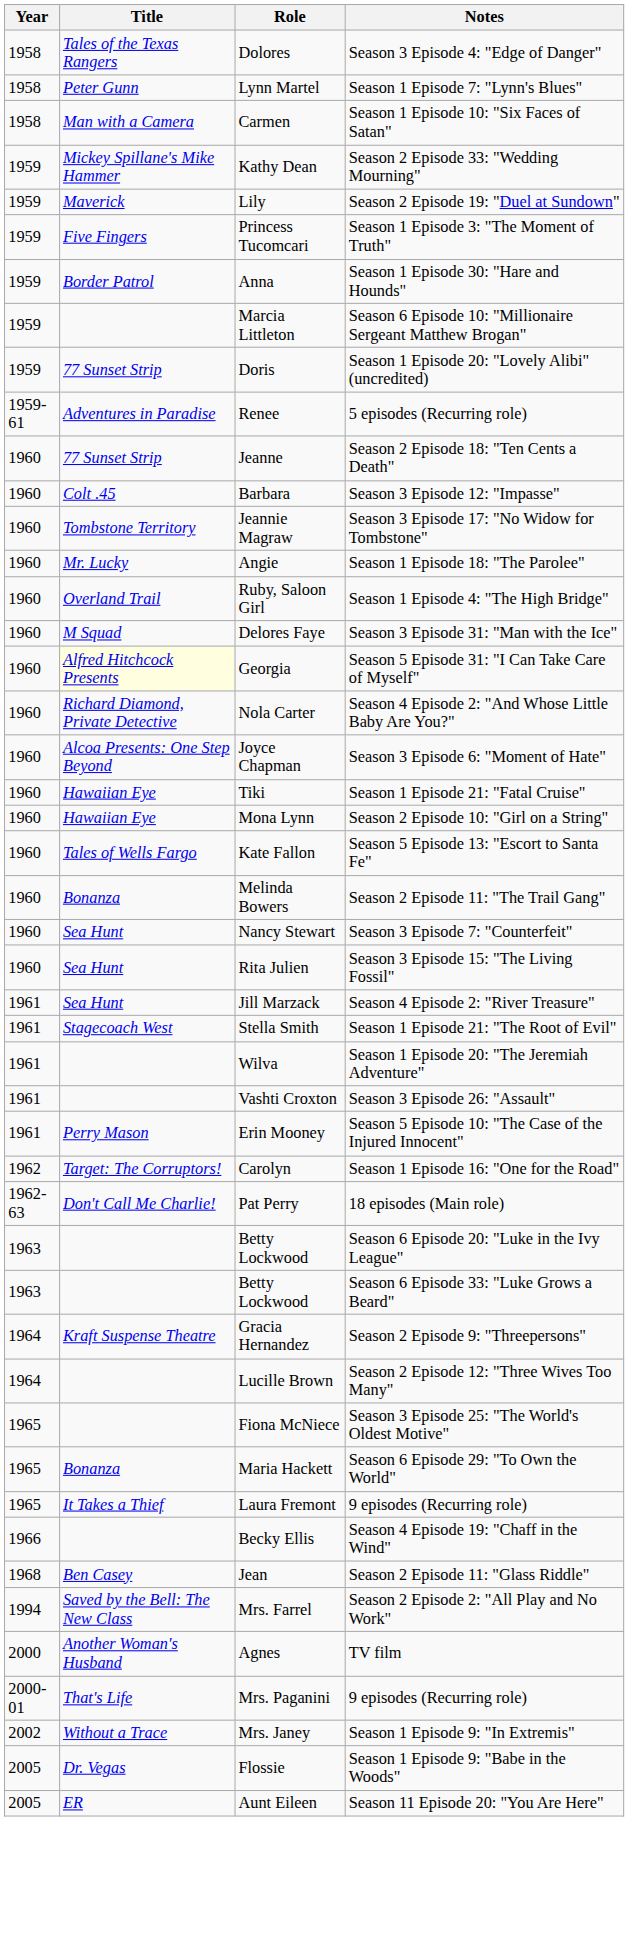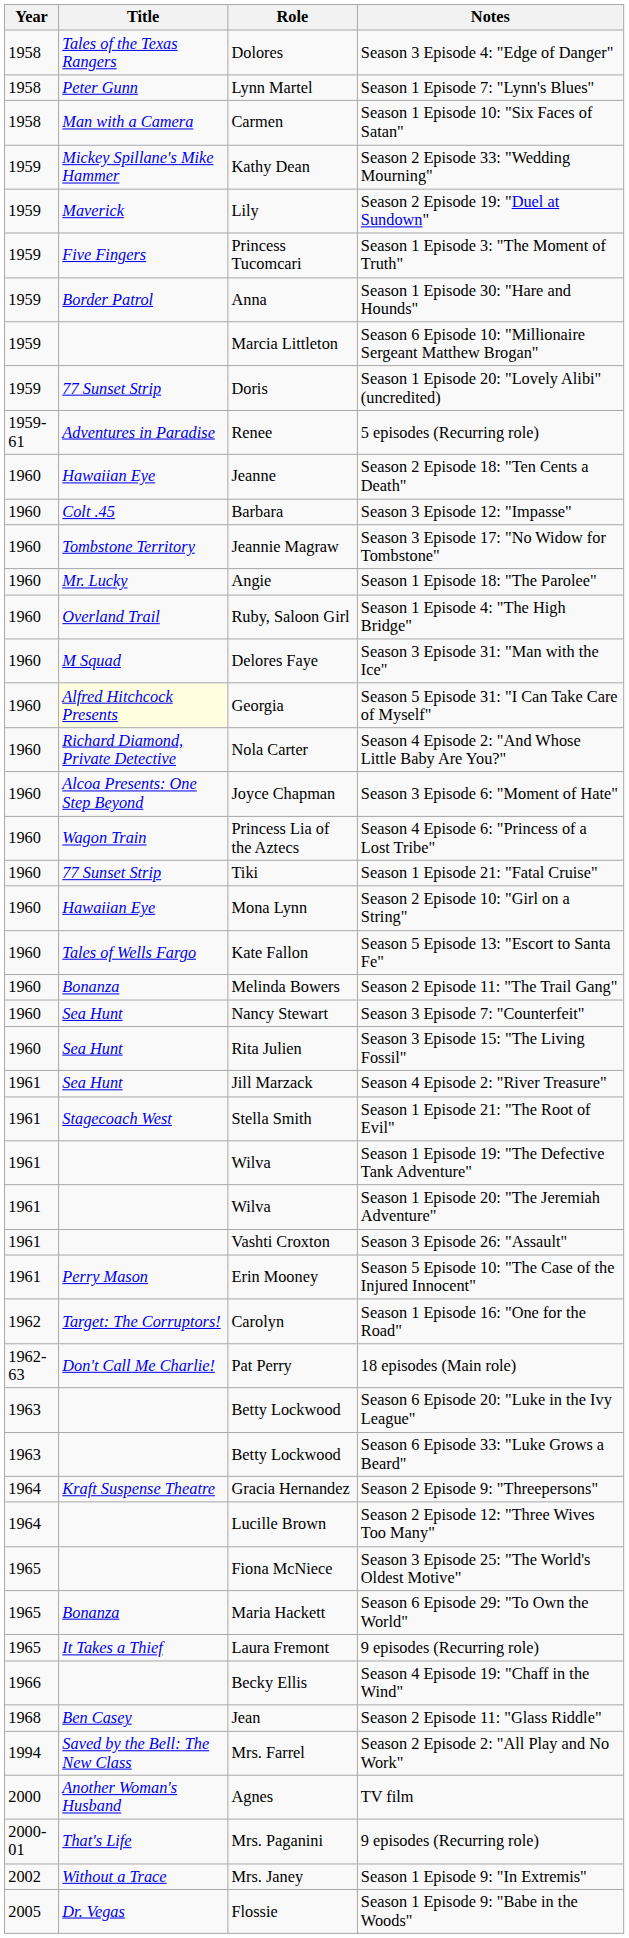(112, 458) 77 Sunset Strip -> (109, 476) Hawaiian Eye
+ row: (280, 838)
(109, 792) Hawaiian Eye -> (112, 873) 77 Sunset Strip
+ row: (251, 1162)
- row: (278, 1803)
